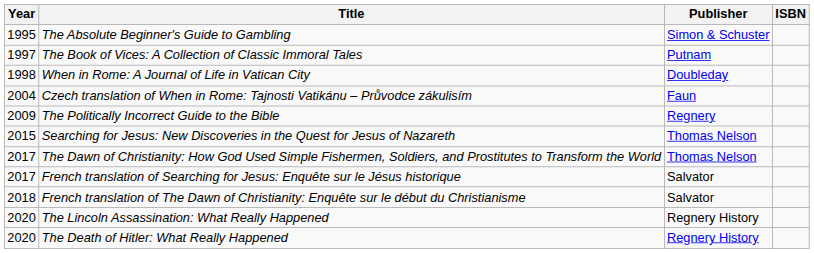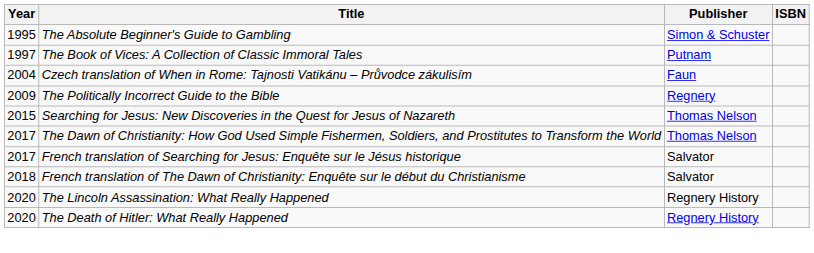- row: (176, 75)
